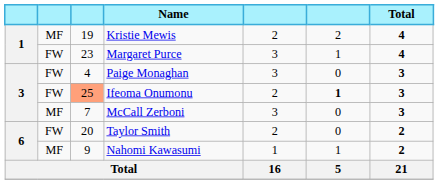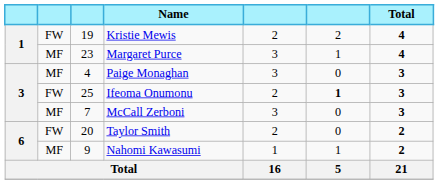(54, 34) MF -> (54, 34) FW
(54, 54) FW -> (54, 54) MF
(54, 73) FW -> (54, 73) MF
(87, 92) lightsalmon background -> (87, 92) no background
